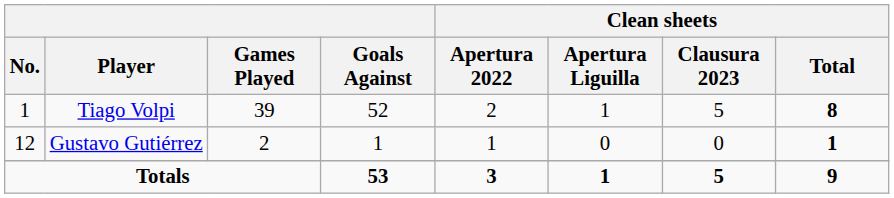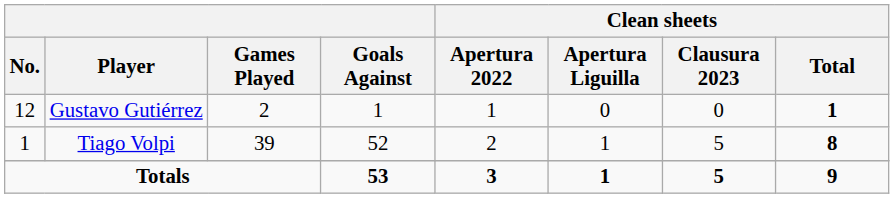rows swapped: (126, 110) <-> (126, 143)
